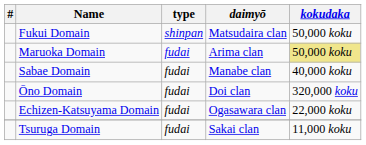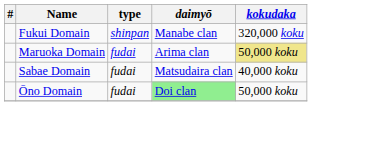(248, 33) Matsudaira clan -> (186, 33) Manabe clan
(322, 33) 50,000 koku -> (271, 33) 320,000 koku
(240, 71) Manabe clan -> (194, 71) Matsudaira clan
(229, 91) no background -> (175, 91) lightgreen background
(325, 91) 320,000 koku -> (268, 91) 50,000 koku
- row: (89, 110)
- row: (59, 129)
